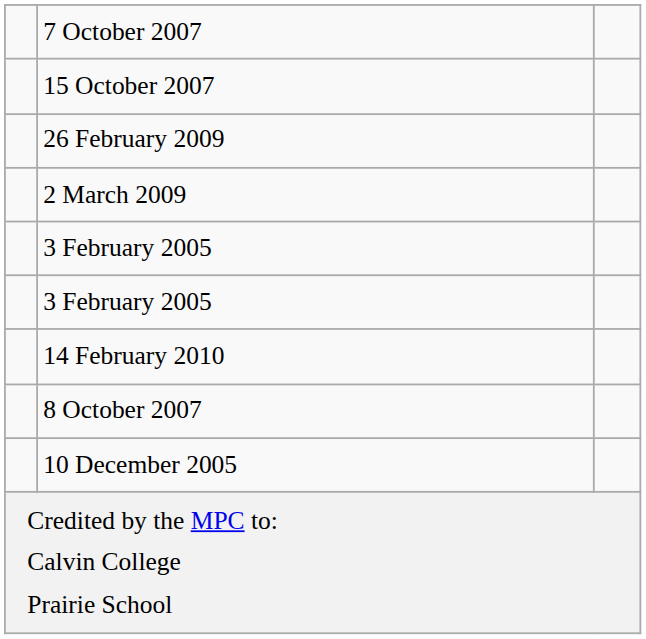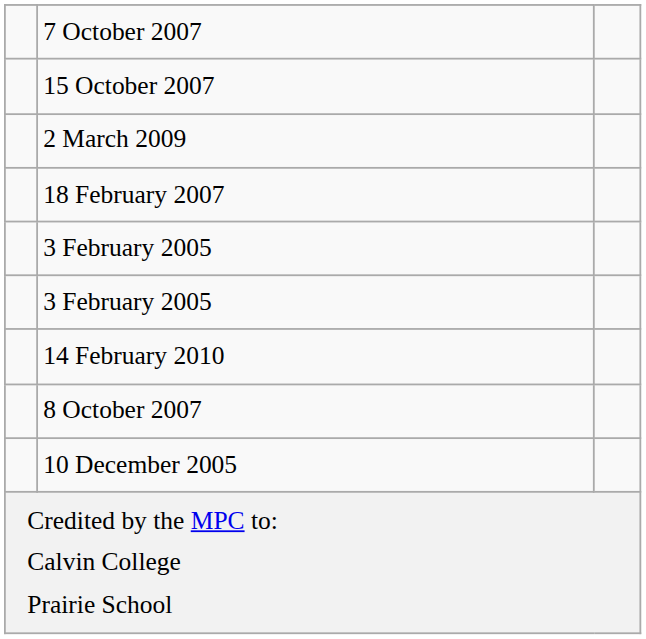- row: (21, 140)
+ row: (21, 194)
